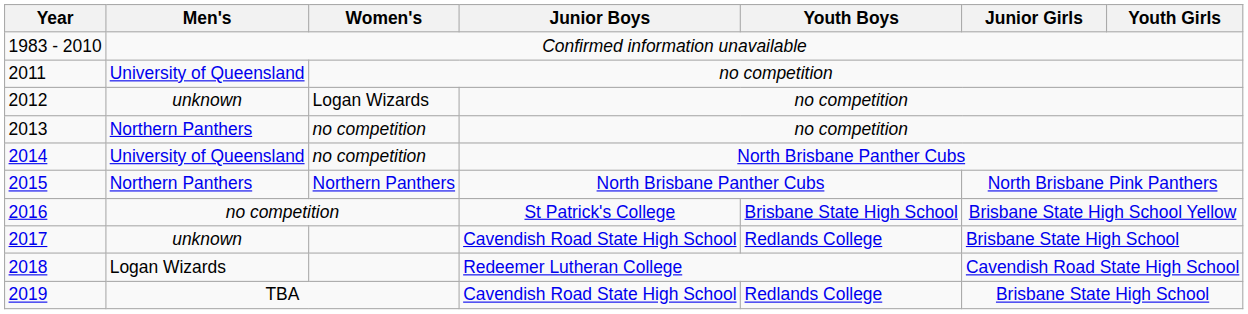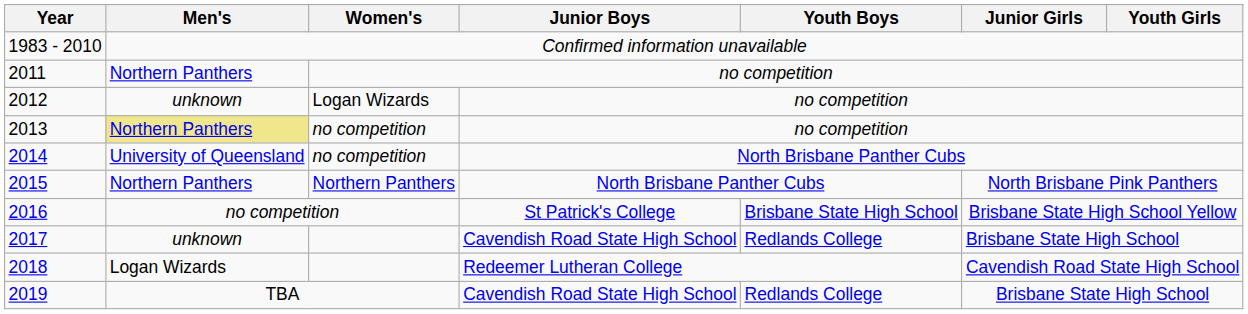(207, 73) University of Queensland -> (181, 73) Northern Panthers
(181, 128) no background -> (181, 128) khaki background
